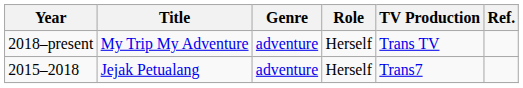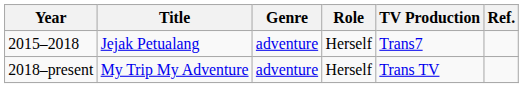rows swapped: (44, 69) <-> (51, 43)
